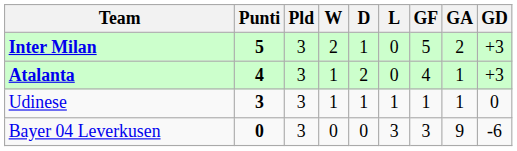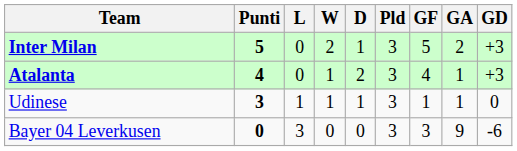columns swapped: (301, 18) <-> (394, 18)
